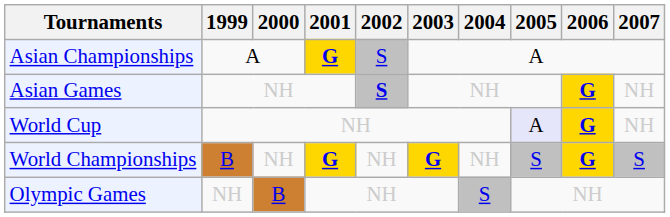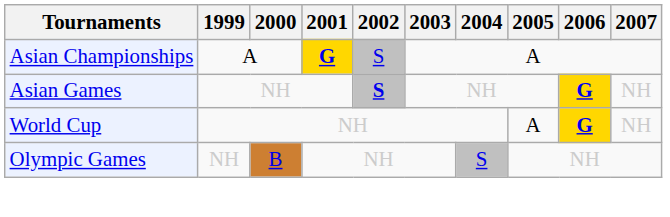(536, 125) lavender background -> (533, 125) no background
- row: (103, 159)
